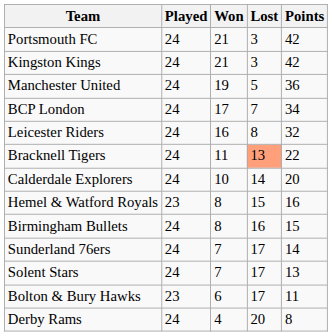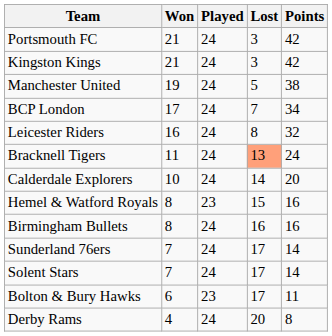columns swapped: (186, 16) <-> (229, 16)
(292, 86) 36 -> (292, 86) 38
(292, 156) 22 -> (292, 156) 24
(292, 226) 15 -> (292, 226) 16
(292, 272) 13 -> (292, 272) 14
